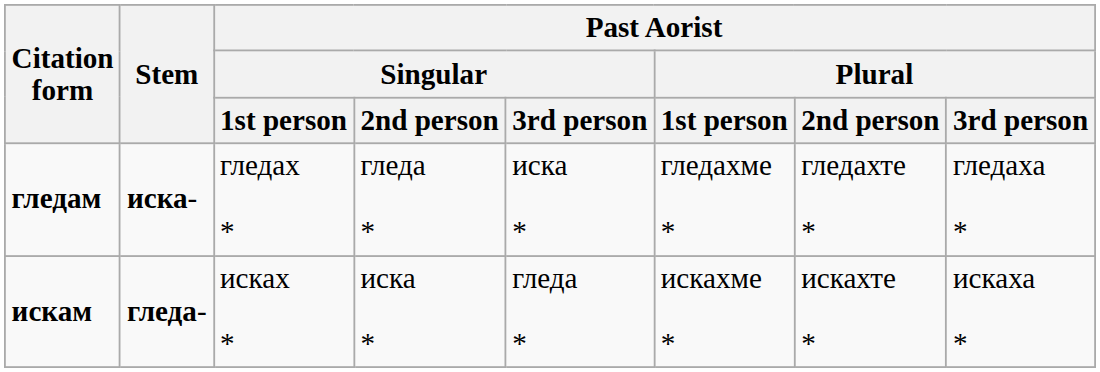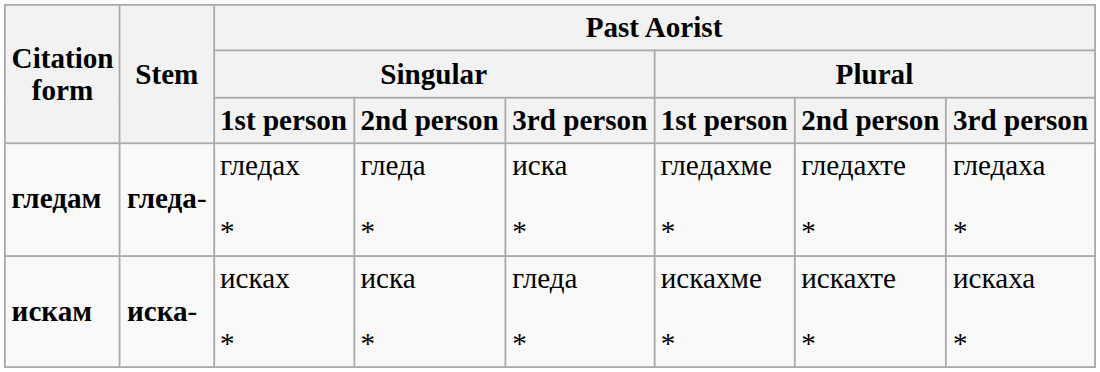(162, 198) иска- -> (167, 198) гледа-
(167, 310) гледа- -> (162, 310) иска-
